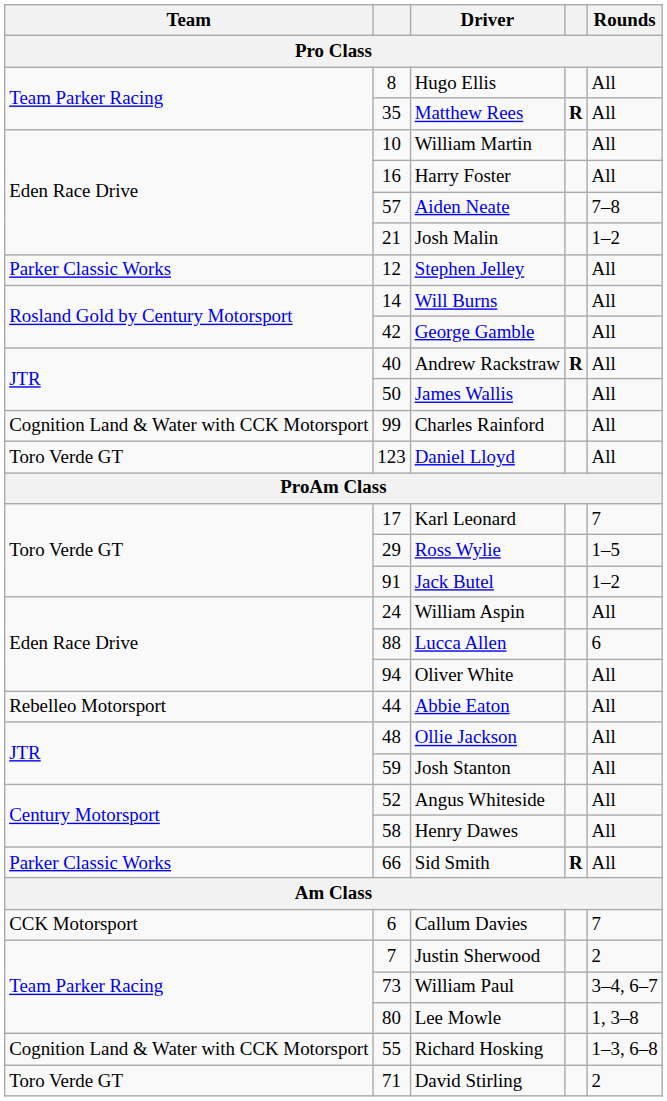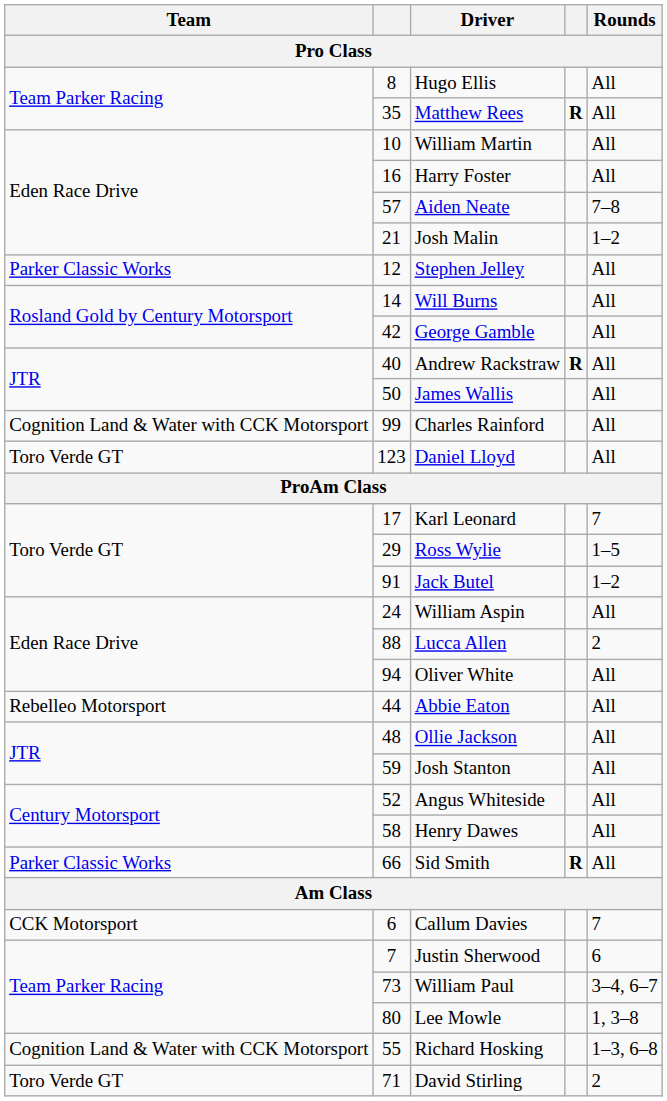(596, 643) 6 -> (596, 643) 2
(596, 955) 2 -> (596, 955) 6
